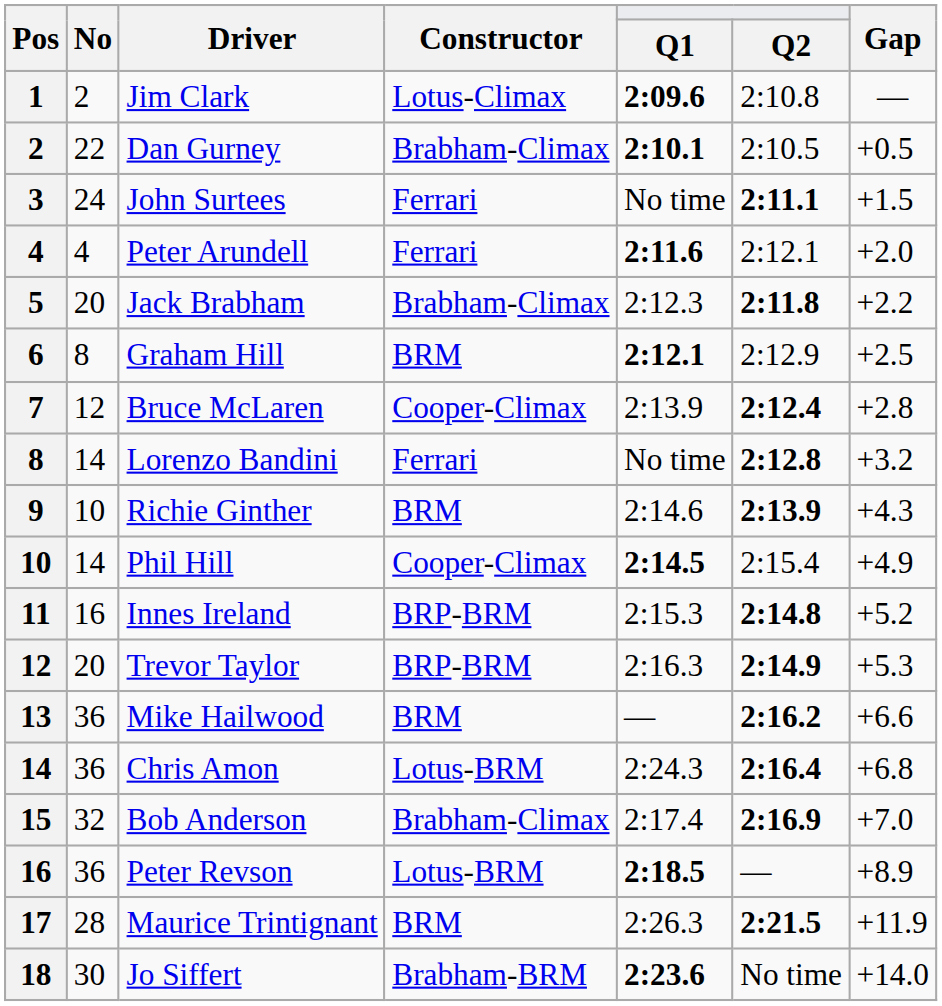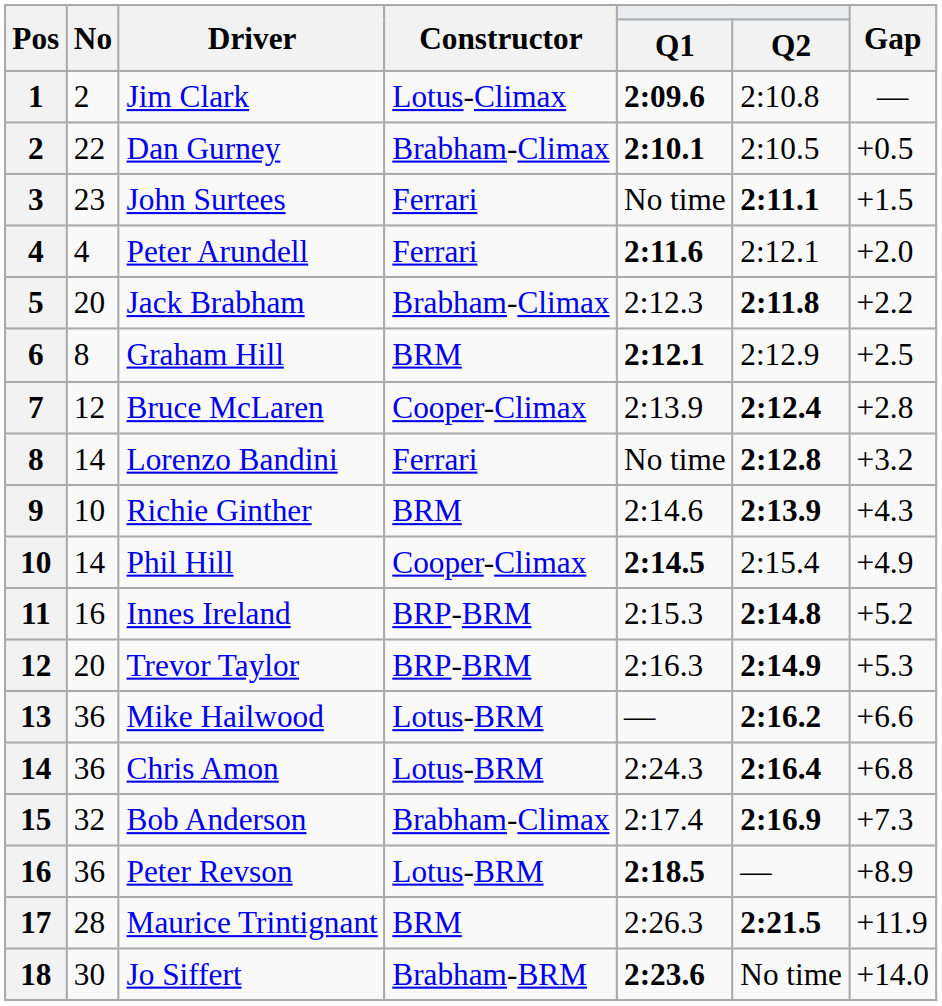(89, 199) 24 -> (89, 199) 23
(427, 716) BRM -> (468, 716) Lotus-BRM
(885, 819) +7.0 -> (885, 819) +7.3
